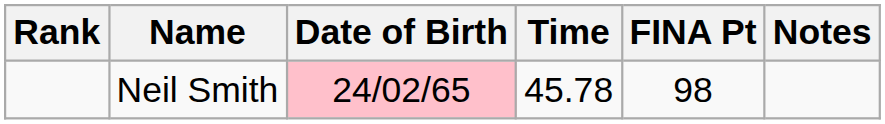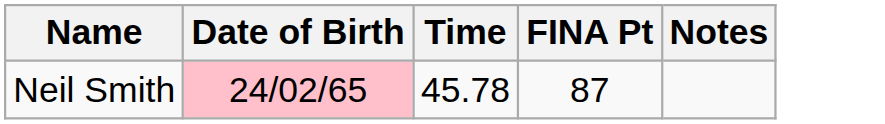- column: (57, 32)
(693, 88) 98 -> (590, 88) 87
